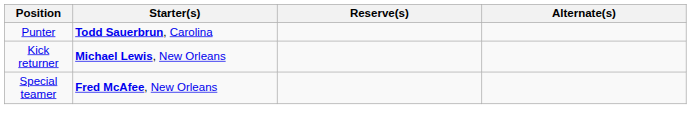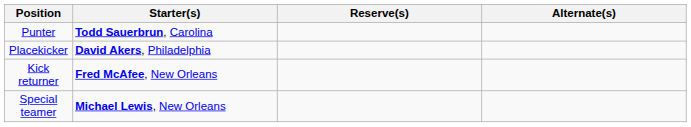+ row: (38, 50)
(150, 56) Michael Lewis, New Orleans -> (146, 74) Fred McAfee, New Orleans
(146, 87) Fred McAfee, New Orleans -> (150, 106) Michael Lewis, New Orleans
